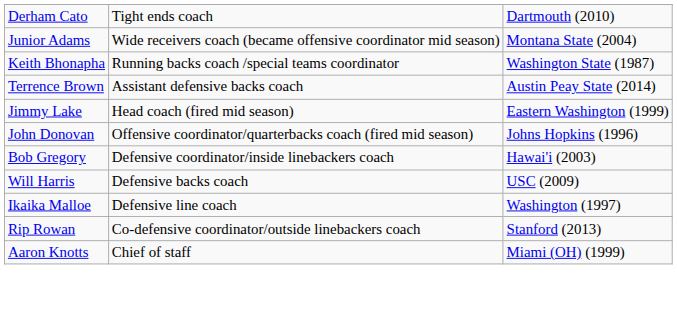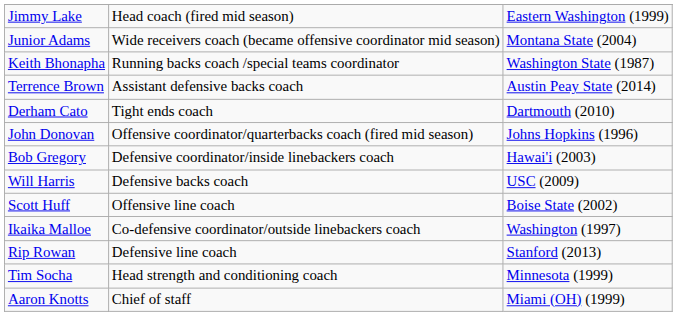rows swapped: (45, 110) <-> (48, 16)
+ row: (39, 205)
(174, 205) Defensive line coach -> (266, 228) Co-defensive coordinator/outside linebackers coach
(266, 228) Co-defensive coordinator/outside linebackers coach -> (174, 252) Defensive line coach
+ row: (40, 275)
